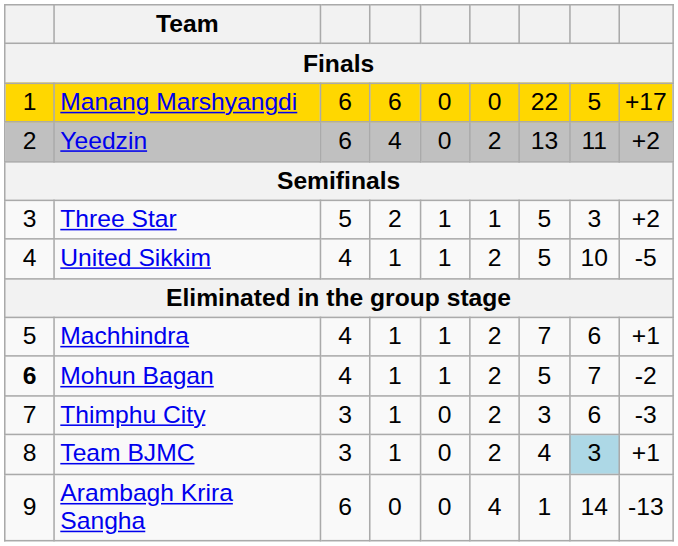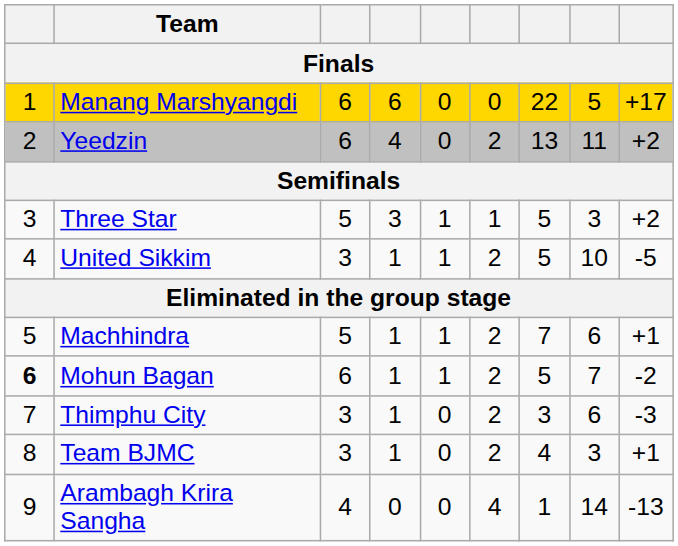(395, 219) 2 -> (395, 219) 3
(345, 258) 4 -> (345, 258) 3
(345, 336) 4 -> (345, 336) 5
(345, 375) 4 -> (345, 375) 6
(594, 453) lightblue background -> (594, 453) no background
(345, 506) 6 -> (345, 506) 4
